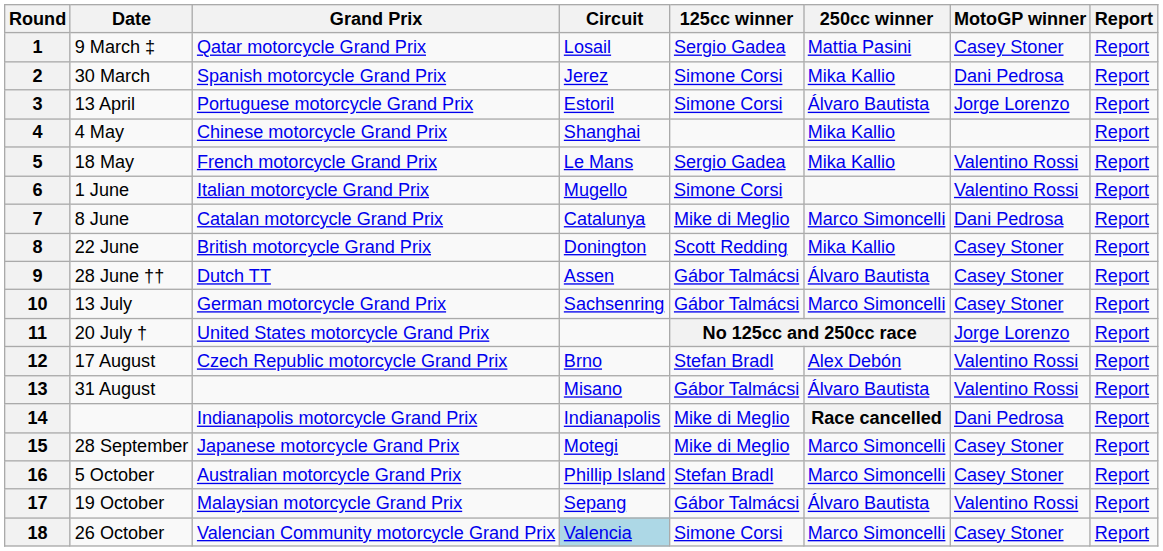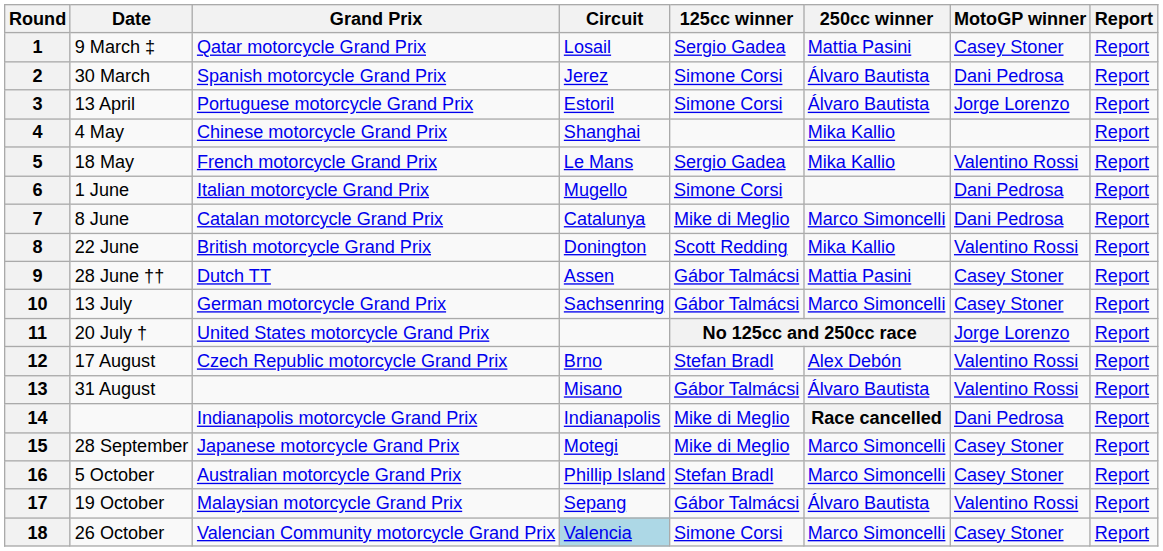(851, 76) Mika Kallio -> (869, 76) Álvaro Bautista
(1016, 190) Valentino Rossi -> (1009, 190) Dani Pedrosa
(1009, 247) Casey Stoner -> (1016, 247) Valentino Rossi
(869, 275) Álvaro Bautista -> (860, 275) Mattia Pasini
